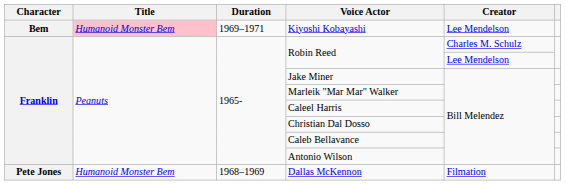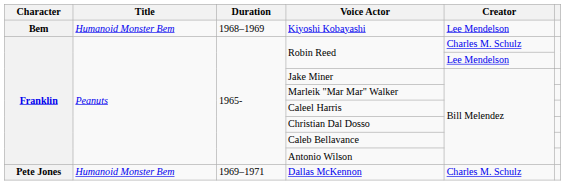(125, 28) pink background -> (125, 28) no background
(242, 28) 1969–1971 -> (242, 28) 1968–1969
(242, 172) 1968–1969 -> (242, 172) 1969–1971
(466, 172) Filmation -> (484, 172) Charles M. Schulz
